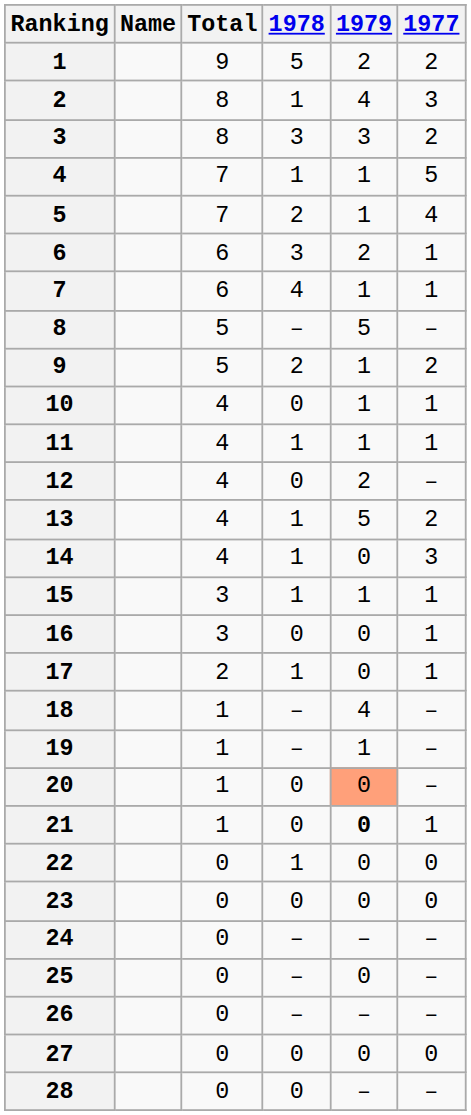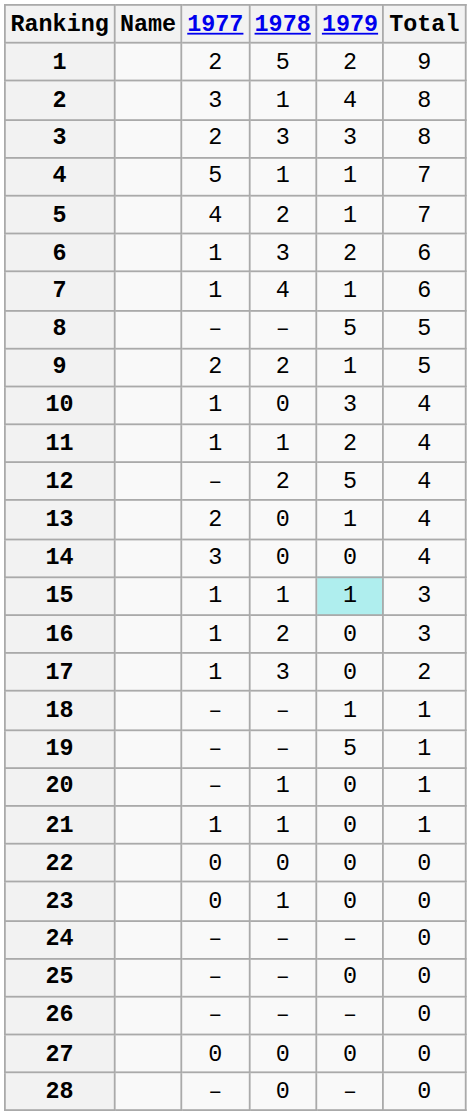columns swapped: (431, 24) <-> (222, 24)
(364, 405) 1 -> (350, 405) 3
(364, 443) 1 -> (350, 443) 2
(297, 482) 0 -> (283, 482) 2
(364, 482) 2 -> (350, 482) 5
(297, 520) 1 -> (283, 520) 0
(364, 520) 5 -> (350, 520) 1
(297, 558) 1 -> (283, 558) 0
(364, 596) no background -> (350, 596) paleturquoise background
(297, 634) 0 -> (283, 634) 2
(297, 672) 1 -> (283, 672) 3
(364, 710) 4 -> (350, 710) 1
(364, 749) 1 -> (350, 749) 5
(297, 787) 0 -> (283, 787) 1
(364, 787) lightsalmon background -> (350, 787) no background
(297, 825) 0 -> (283, 825) 1
(364, 825) bold -> (350, 825) normal
(297, 863) 1 -> (283, 863) 0
(297, 901) 0 -> (283, 901) 1
